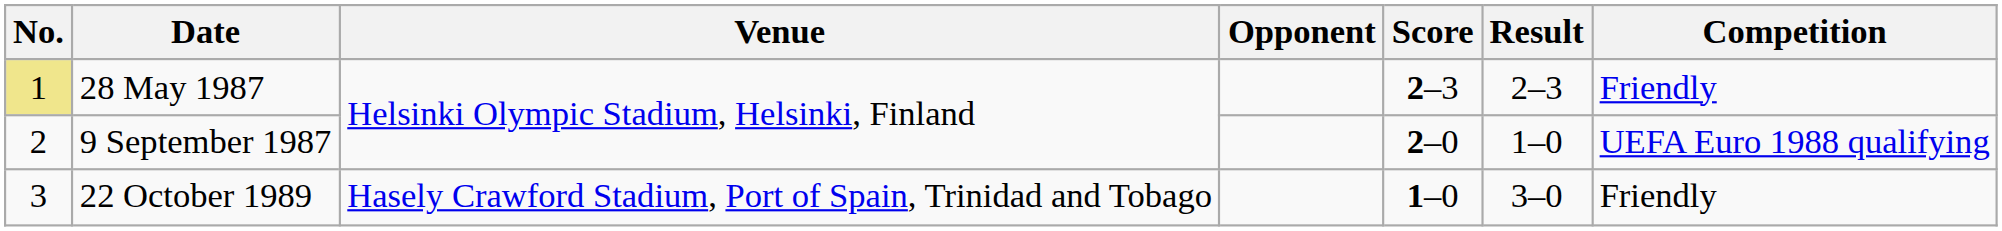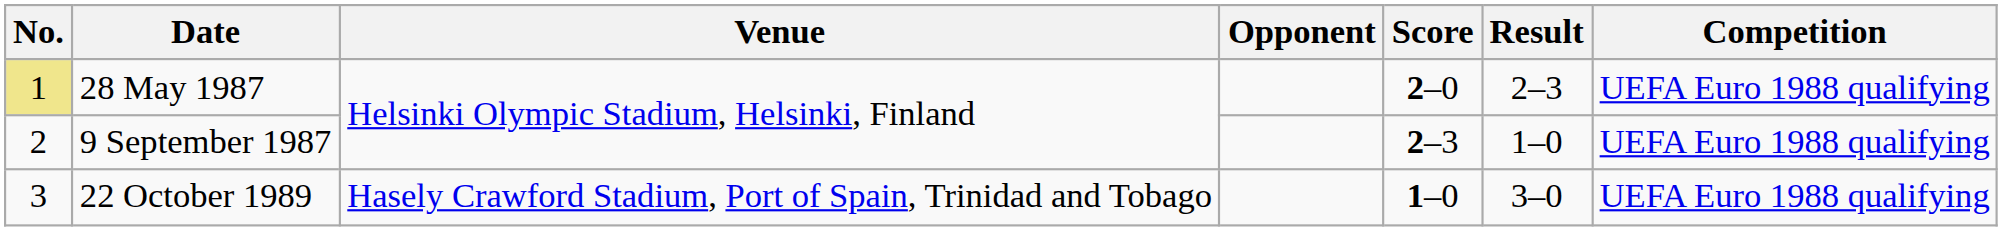(1433, 86) 2–3 -> (1433, 86) 2–0
(1658, 86) Friendly -> (1795, 86) UEFA Euro 1988 qualifying
(1433, 141) 2–0 -> (1433, 141) 2–3
(1658, 196) Friendly -> (1795, 196) UEFA Euro 1988 qualifying
